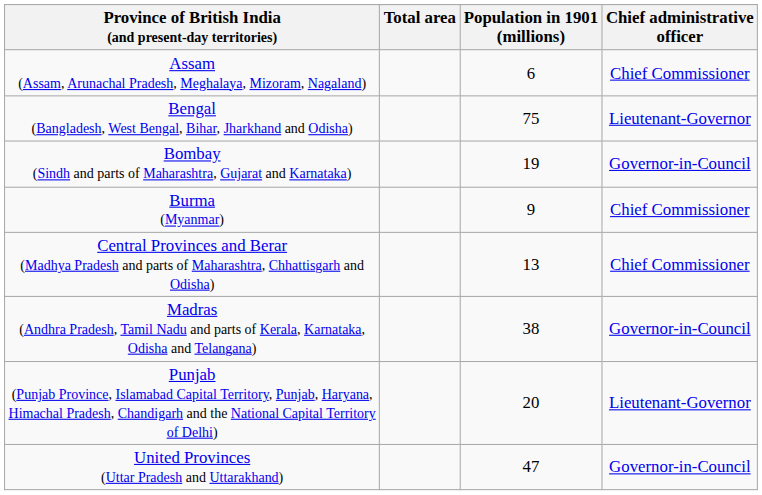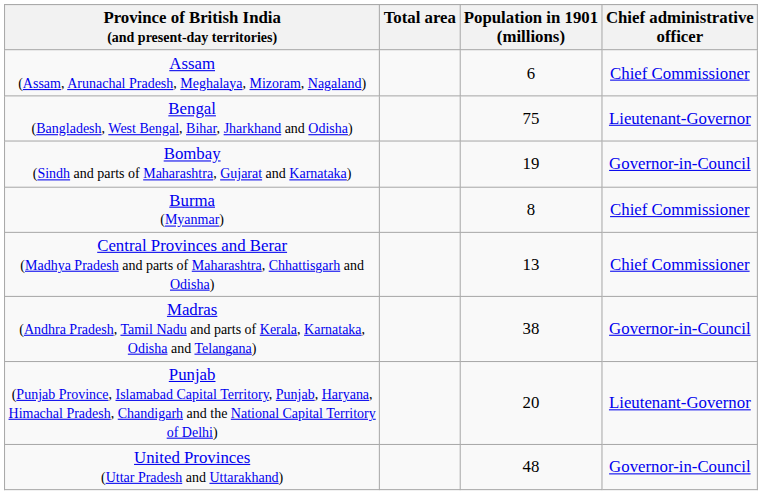(531, 209) 9 -> (531, 209) 8
(531, 467) 47 -> (531, 467) 48
